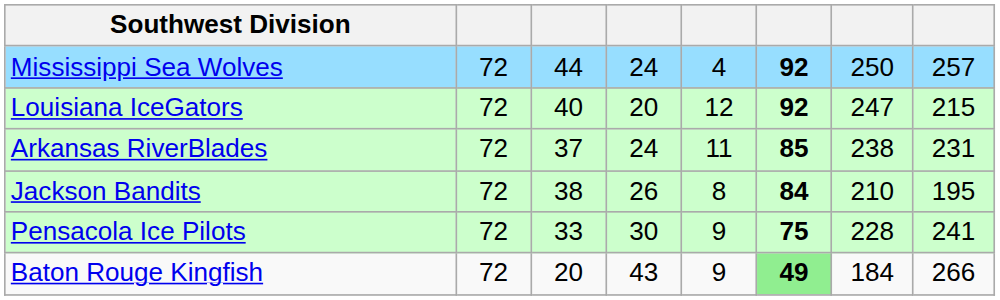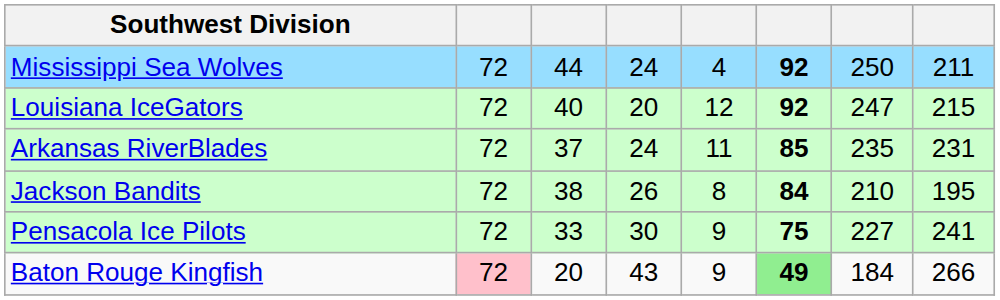(954, 66) 257 -> (954, 66) 211
(872, 149) 238 -> (872, 149) 235
(872, 231) 228 -> (872, 231) 227
(493, 273) no background -> (493, 273) pink background
